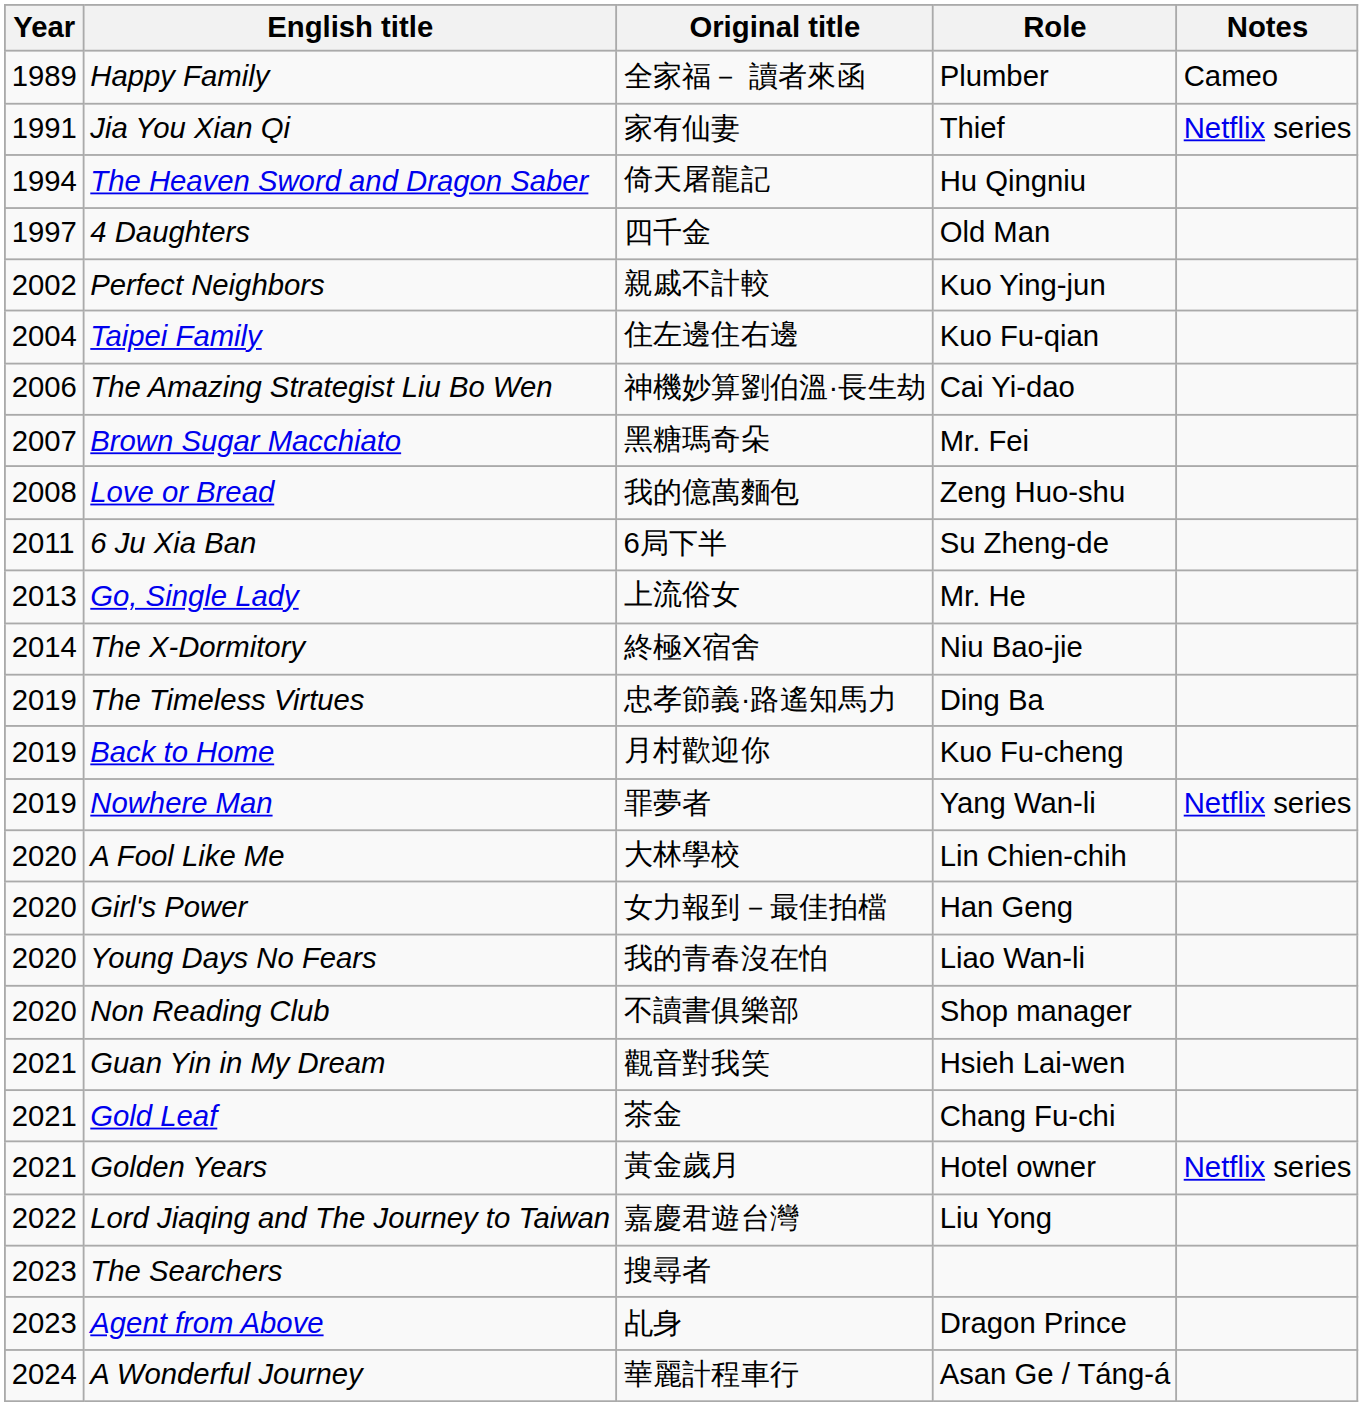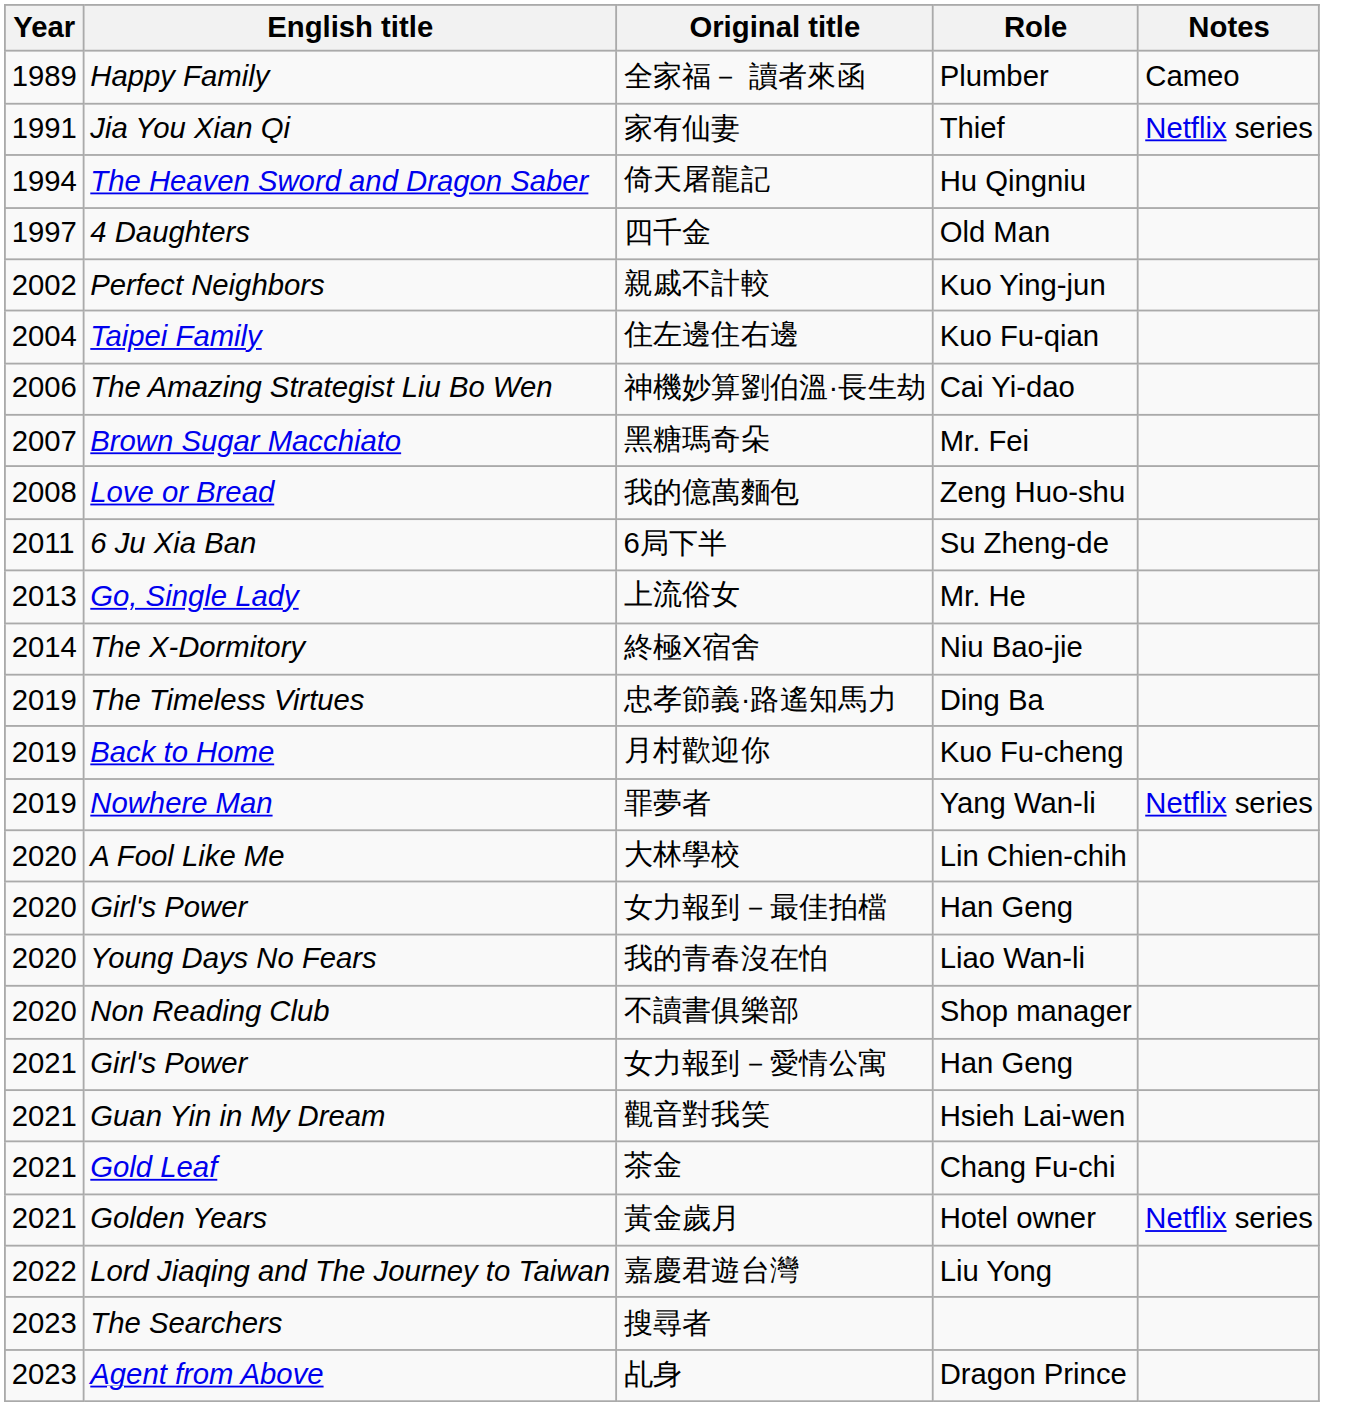+ row: (755, 1062)
- row: (711, 1374)
